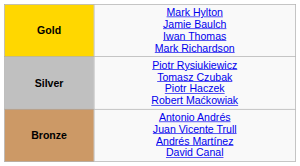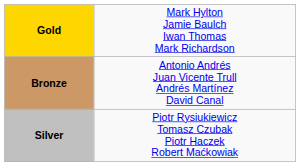rows swapped: (49, 83) <-> (49, 135)
